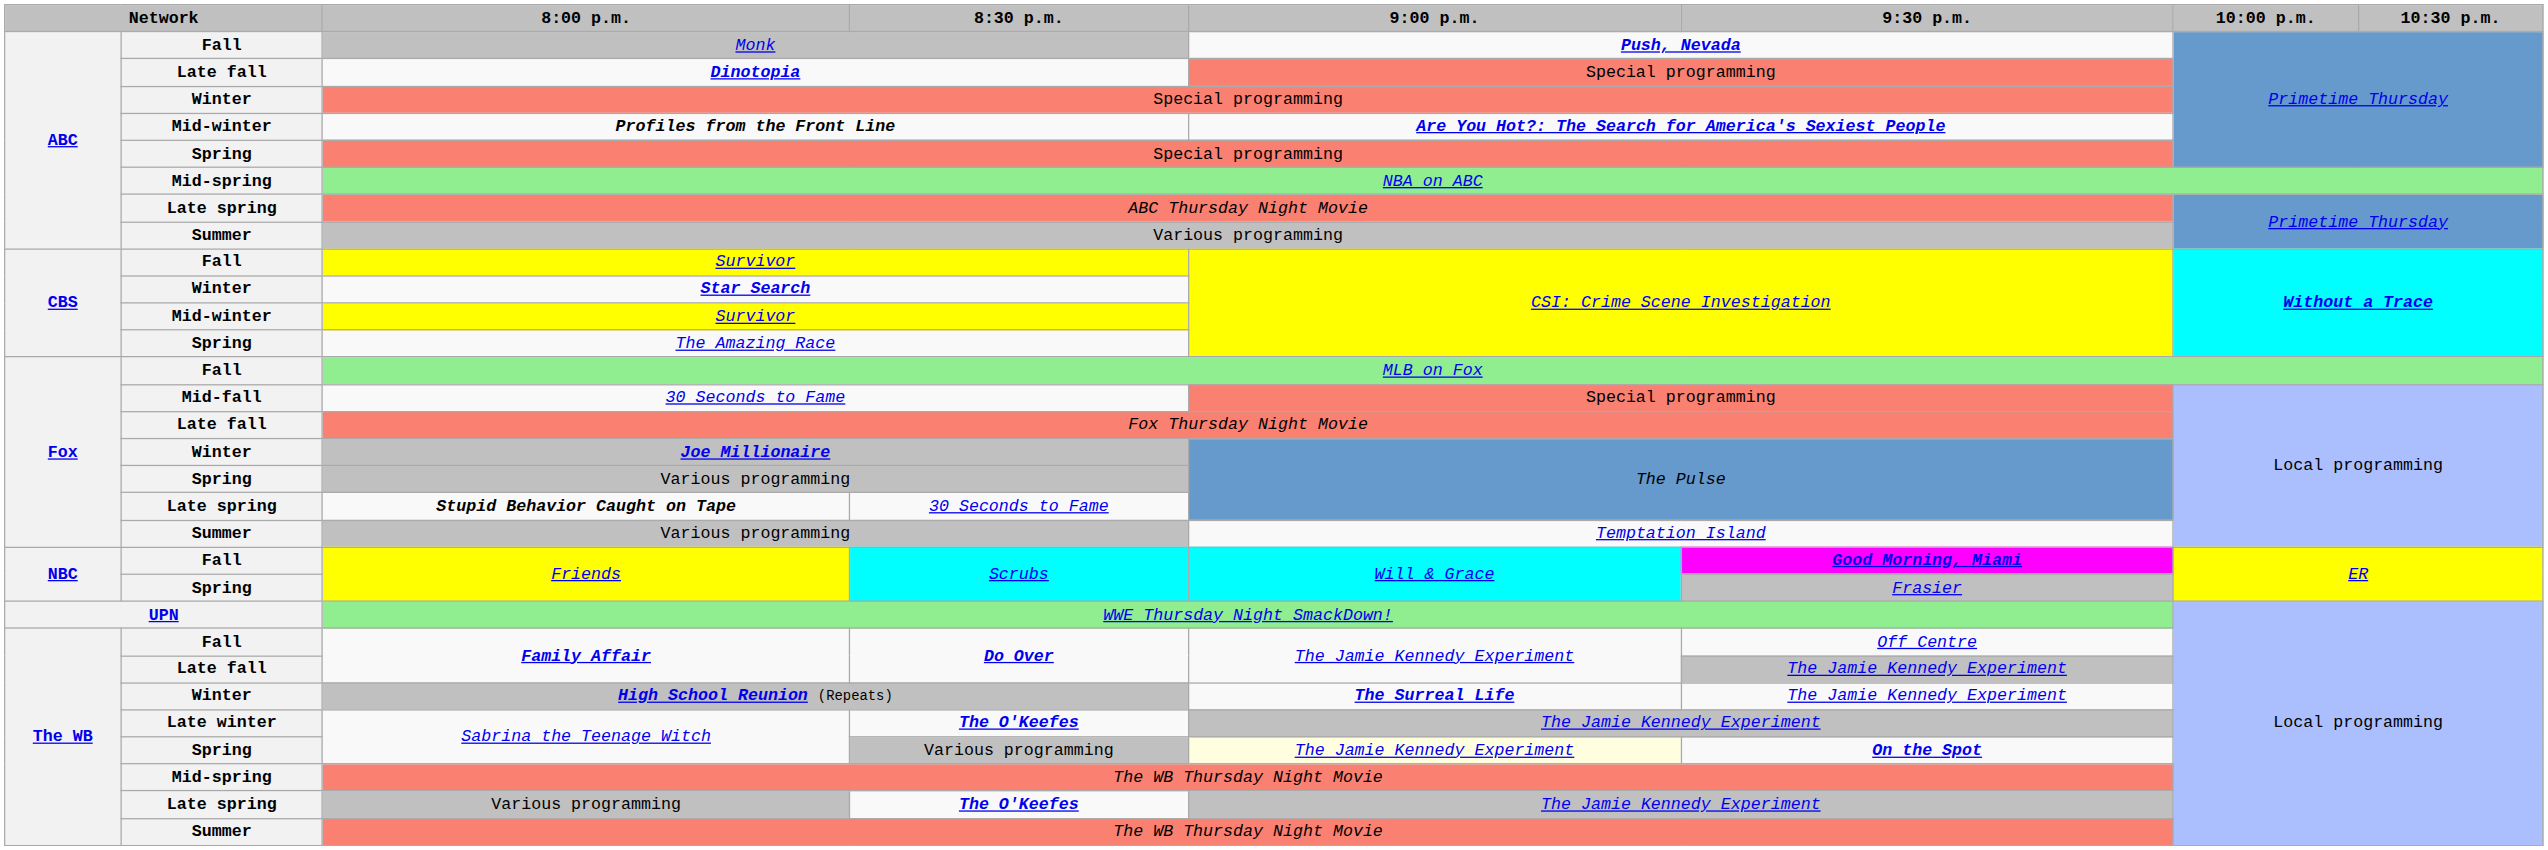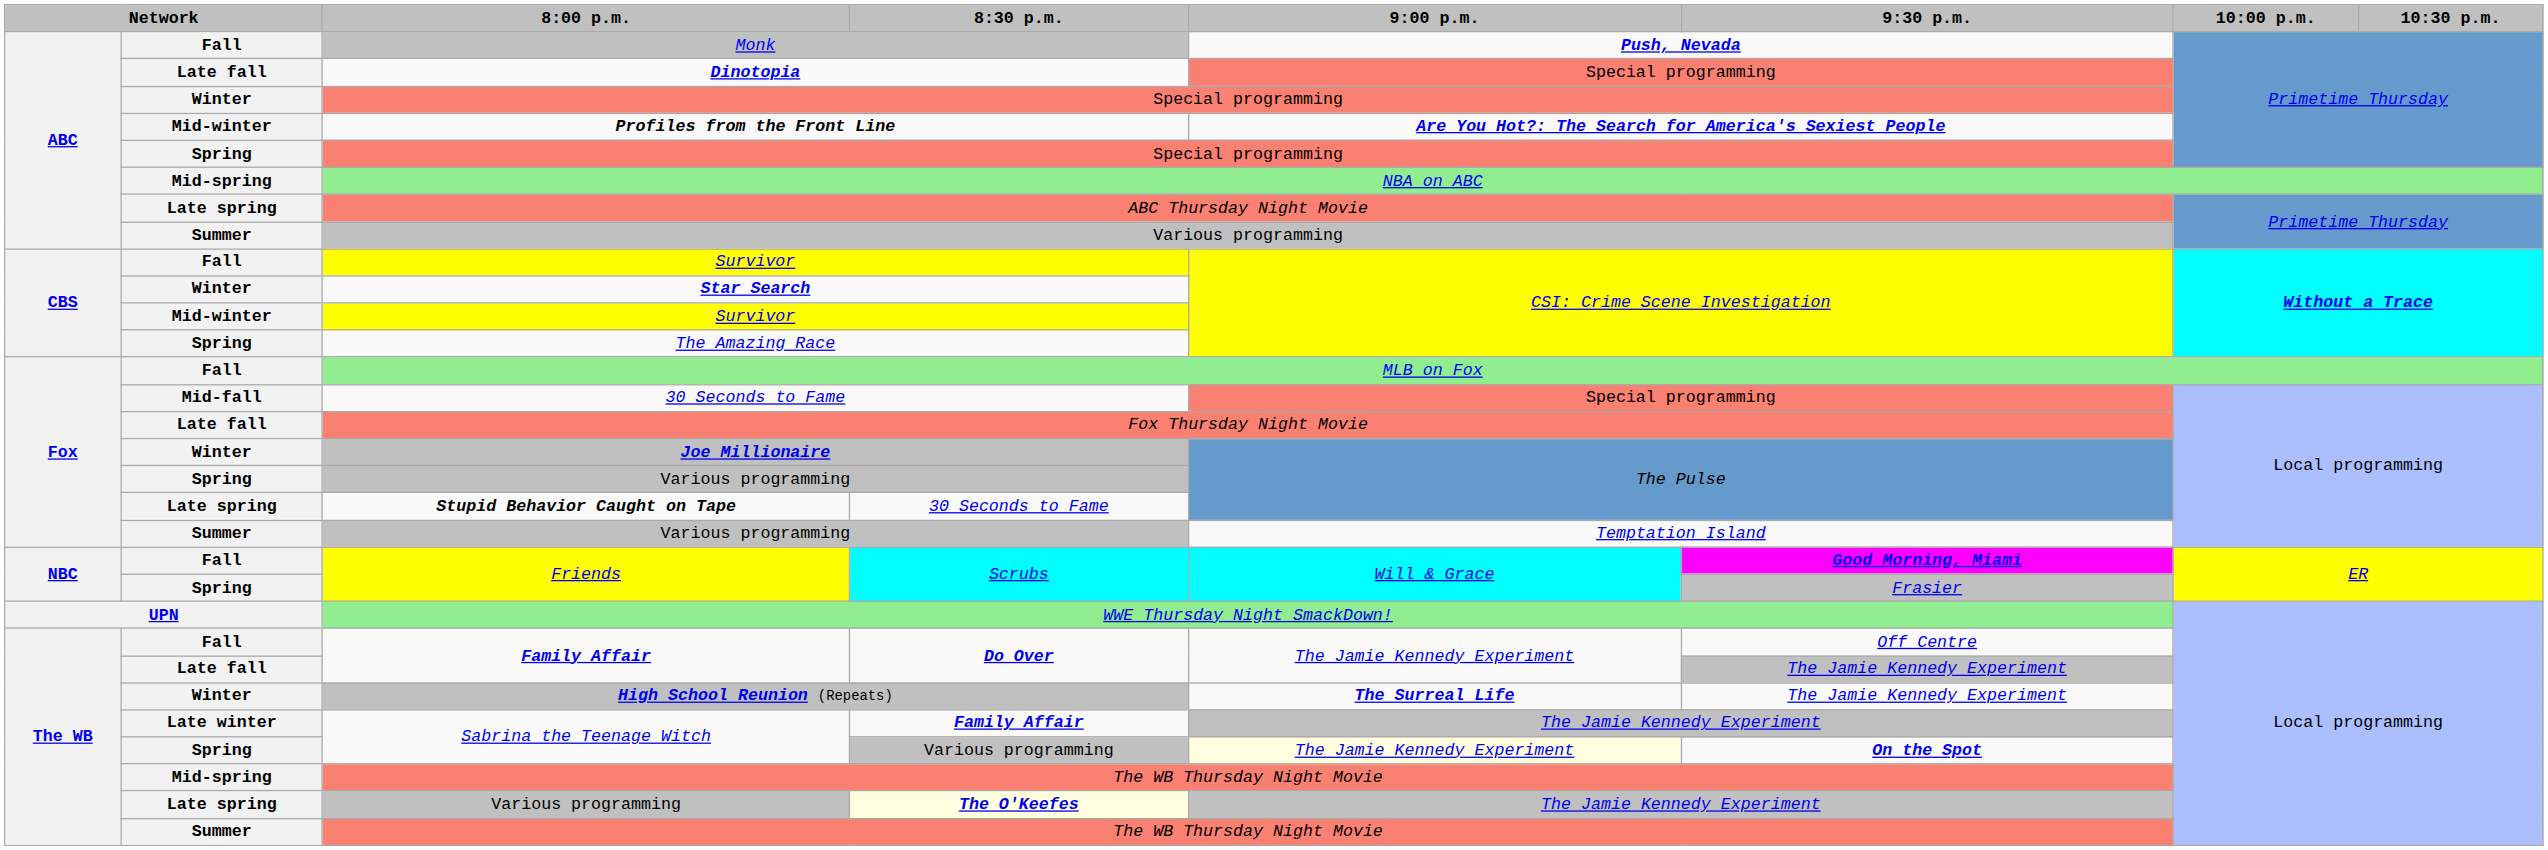(1019, 723) The O'Keefes -> (1019, 723) Family Affair
(1019, 805) no background -> (1019, 805) lightyellow background
